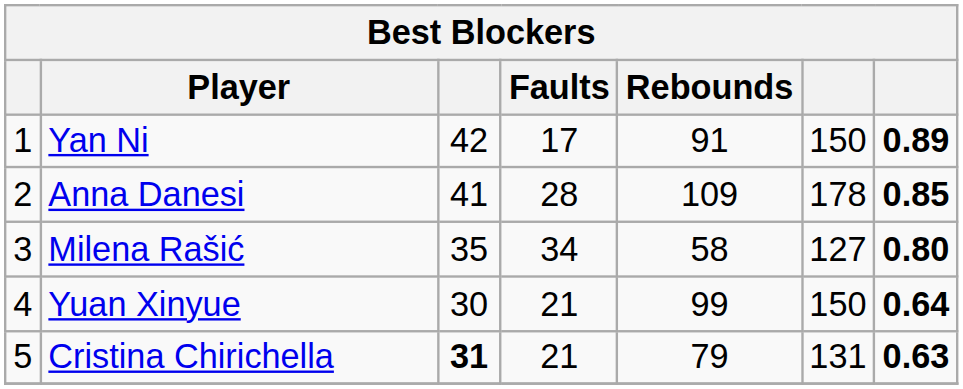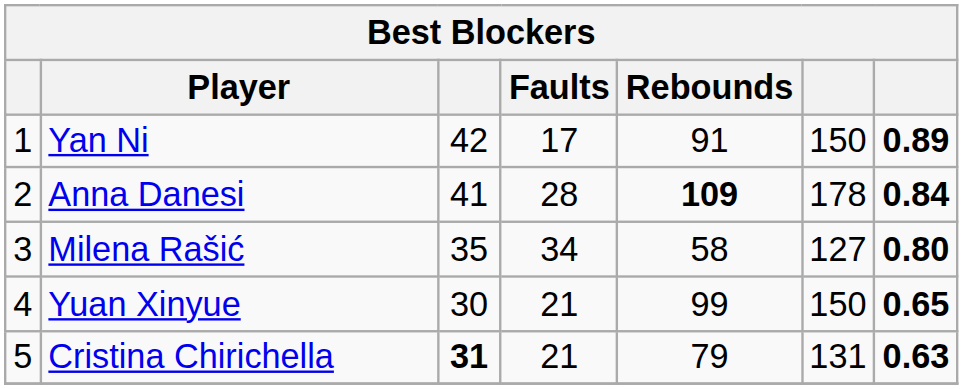(710, 195) normal -> (710, 195) bold
(916, 195) 0.85 -> (916, 195) 0.84
(916, 303) 0.64 -> (916, 303) 0.65
